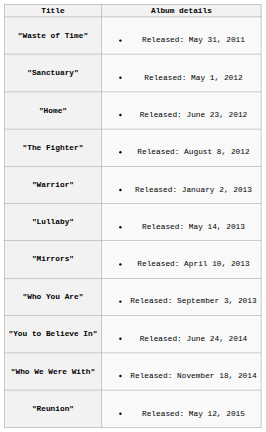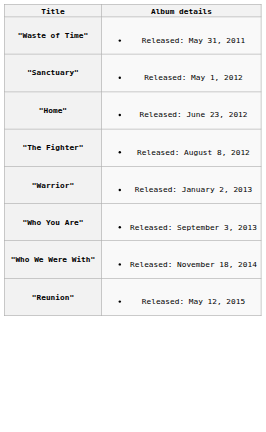- row: (53, 222)
- row: (53, 260)
- row: (53, 334)
